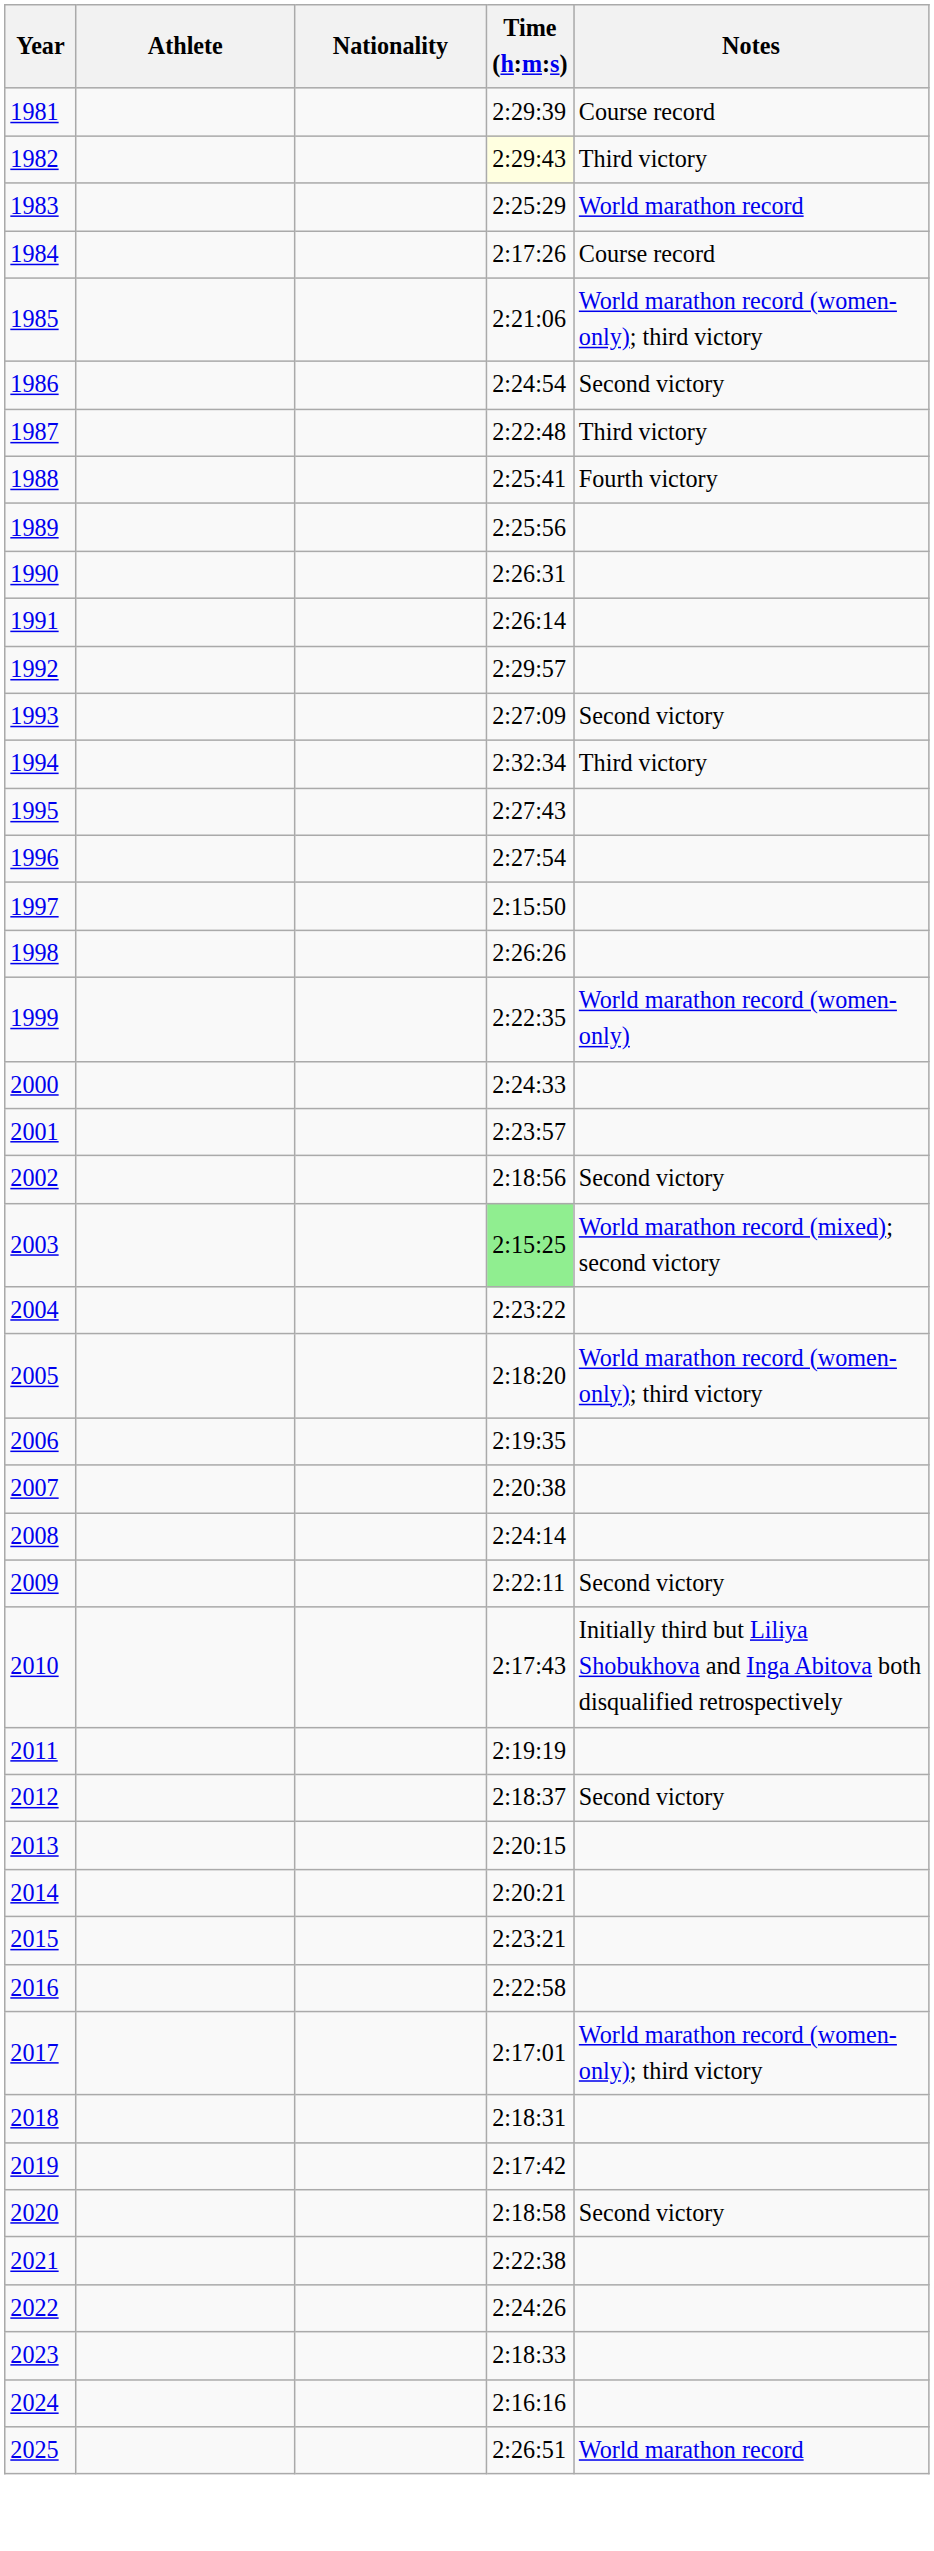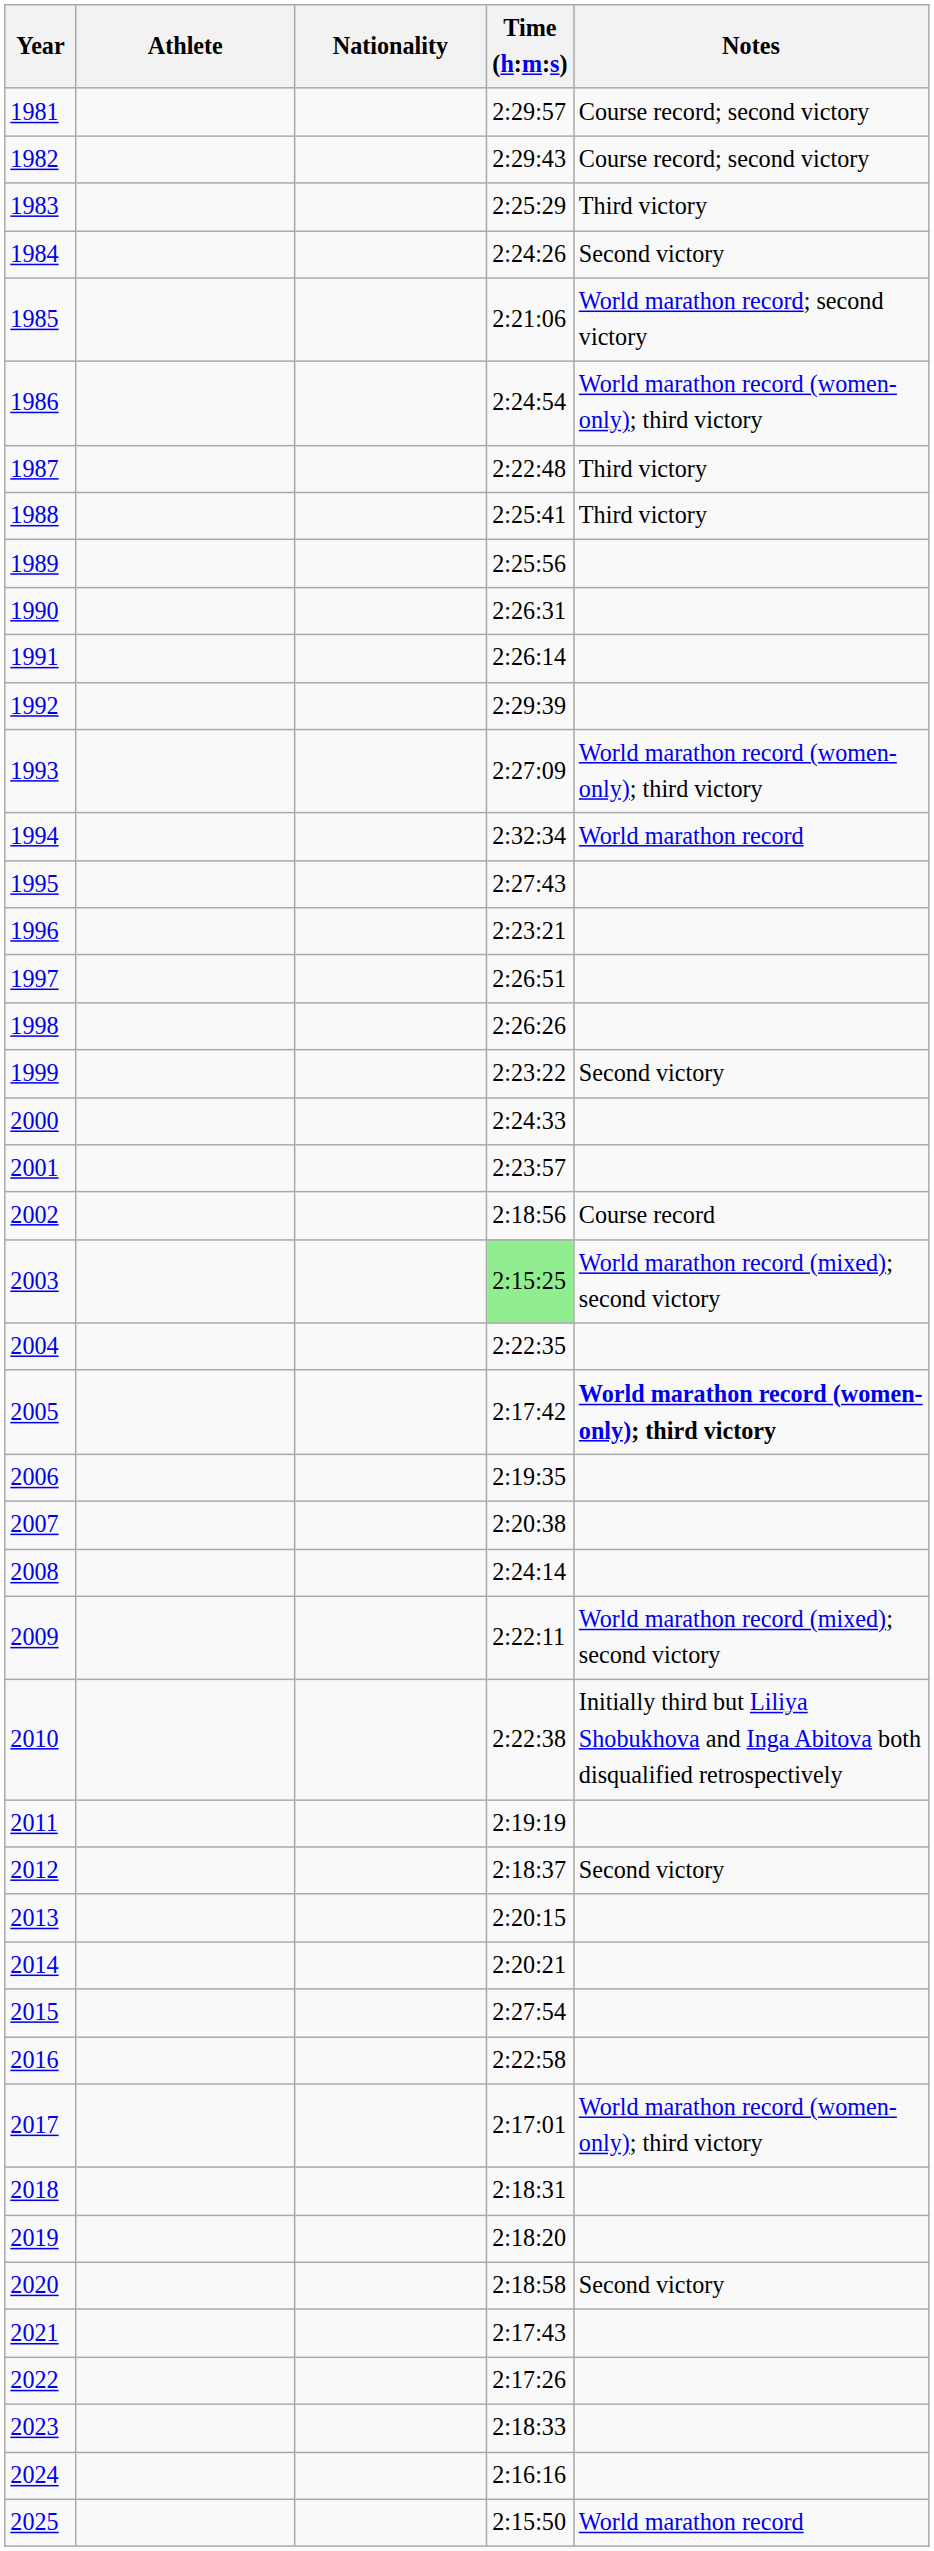(529, 111) 2:29:39 -> (529, 111) 2:29:57
(647, 111) Course record -> (724, 111) Course record; second victory
(529, 159) lightyellow background -> (529, 159) no background
(643, 159) Third victory -> (724, 159) Course record; second victory
(691, 206) World marathon record -> (643, 206) Third victory
(529, 253) 2:17:26 -> (529, 253) 2:24:26
(647, 253) Course record -> (652, 253) Second victory
(738, 319) World marathon record (women-only); third victory -> (731, 319) World marathon record; second victory
(652, 384) Second victory -> (738, 403) World marathon record (women-only); third victory
(648, 479) Fourth victory -> (643, 515) Third victory
(529, 669) 2:29:57 -> (529, 705) 2:29:39
(652, 716) Second victory -> (738, 770) World marathon record (women-only); third victory
(643, 763) Third victory -> (691, 836) World marathon record
(529, 858) 2:27:54 -> (529, 931) 2:23:21
(529, 906) 2:15:50 -> (529, 978) 2:26:51
(529, 1018) 2:22:35 -> (529, 1073) 2:23:22
(738, 1018) World marathon record (women-only) -> (652, 1073) Second victory
(652, 1179) Second victory -> (647, 1215) Course record
(529, 1310) 2:23:22 -> (529, 1346) 2:22:35
(529, 1375) 2:18:20 -> (529, 1411) 2:17:42
(738, 1375) normal -> (751, 1411) bold
(652, 1583) Second victory -> (736, 1637) World marathon record (mixed); second victory
(529, 1666) 2:17:43 -> (529, 1739) 2:22:38
(529, 1940) 2:23:21 -> (529, 2012) 2:27:54
(529, 2165) 2:17:42 -> (529, 2238) 2:18:20
(529, 2260) 2:22:38 -> (529, 2333) 2:17:43
(529, 2307) 2:24:26 -> (529, 2380) 2:17:26
(529, 2450) 2:26:51 -> (529, 2522) 2:15:50
